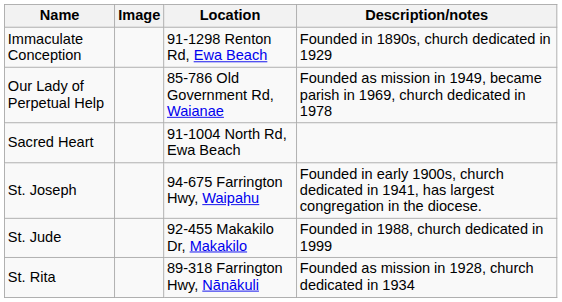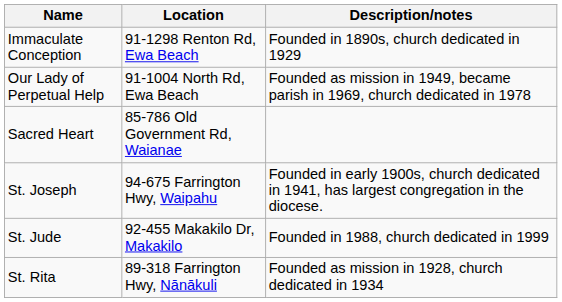- column: (139, 16)
(220, 94) 85-786 Old Government Rd, Waianae -> (185, 86) 91-1004 North Rd, Ewa Beach
(227, 142) 91-1004 North Rd, Ewa Beach -> (178, 134) 85-786 Old Government Rd, Waianae
